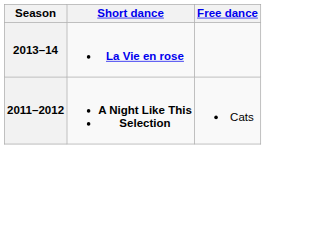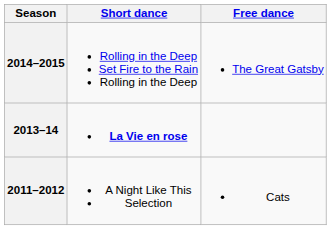+ row: (36, 62)
(131, 117) bold -> (134, 197) normal
